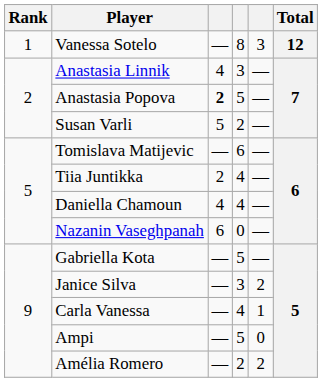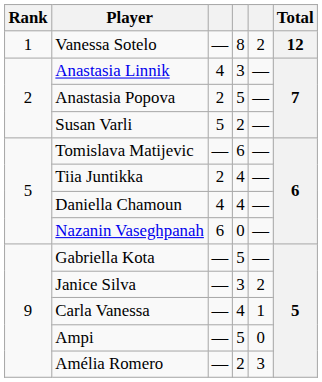(261, 44) 3 -> (261, 44) 2
(220, 97) bold -> (220, 97) normal
(261, 364) 2 -> (261, 364) 3
